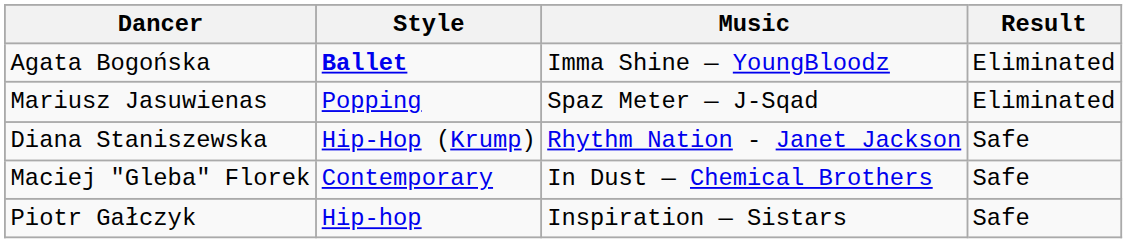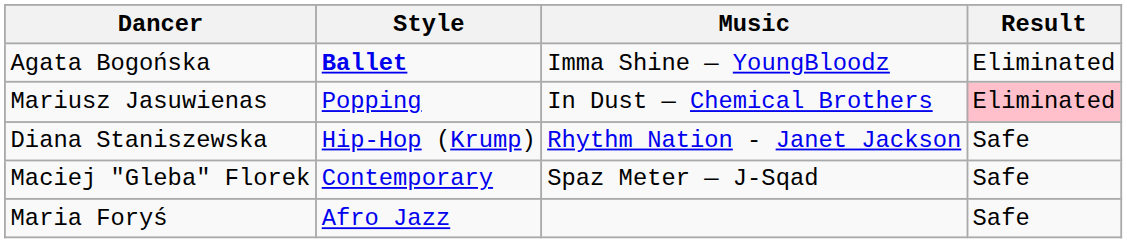(683, 102) Spaz Meter — J-Sqad -> (740, 102) In Dust — Chemical Brothers
(1044, 102) no background -> (1044, 102) pink background
(740, 179) In Dust — Chemical Brothers -> (683, 179) Spaz Meter — J-Sqad
+ row: (89, 218)
- row: (103, 218)
